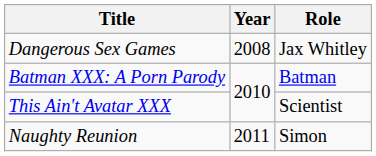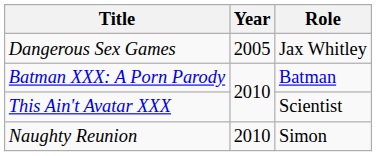(252, 48) 2008 -> (252, 48) 2005
(252, 135) 2011 -> (252, 135) 2010
